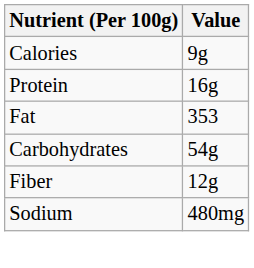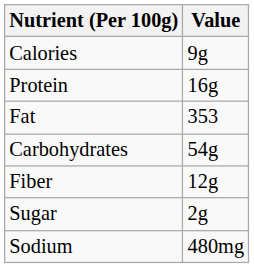+ row: (33, 213)
